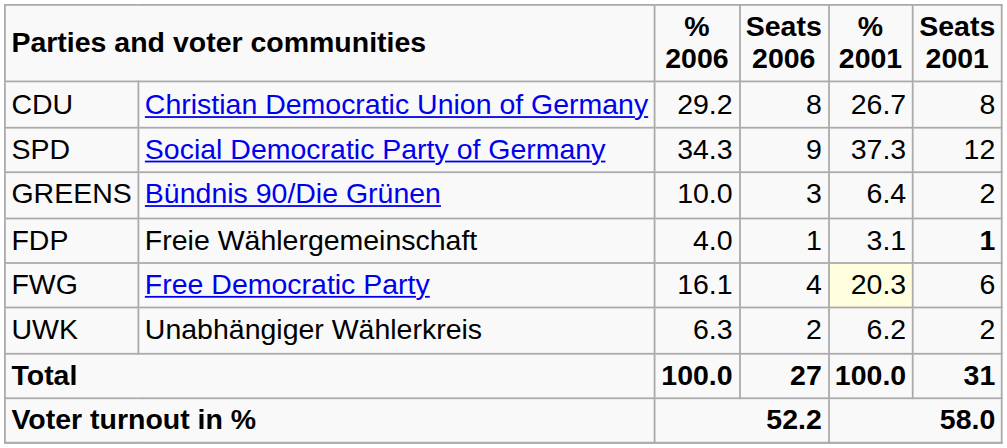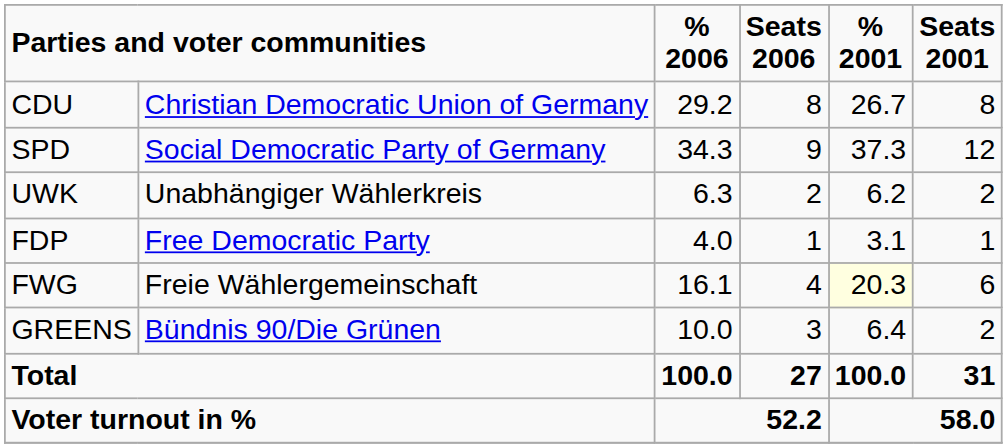rows swapped: (72, 194) <-> (45, 330)
(311, 239) Freie Wählergemeinschaft -> (287, 239) Free Democratic Party
(987, 239) bold -> (987, 239) normal
(287, 284) Free Democratic Party -> (311, 284) Freie Wählergemeinschaft
